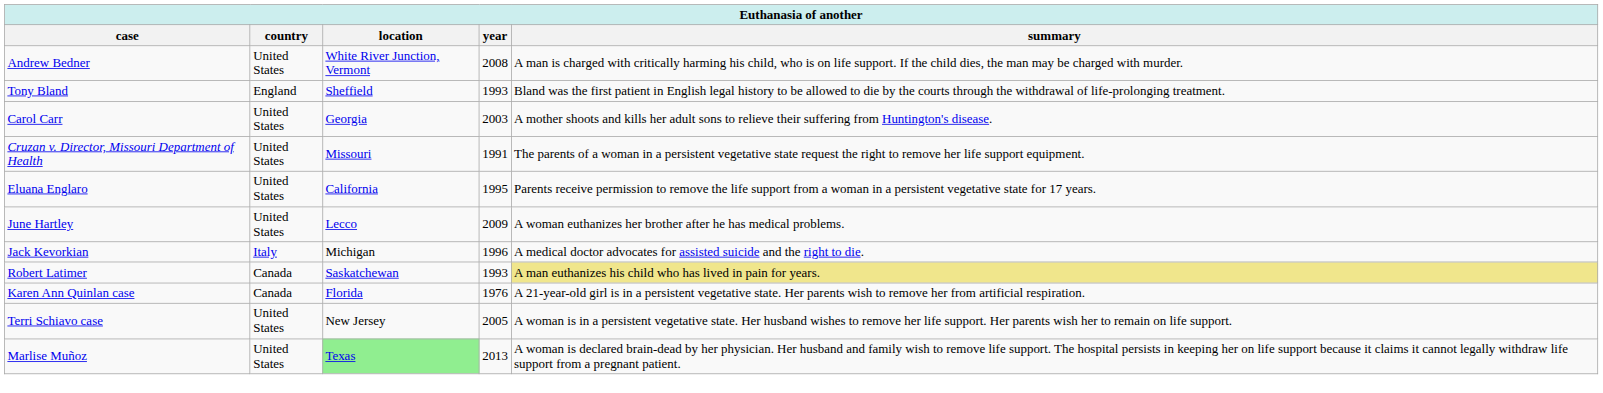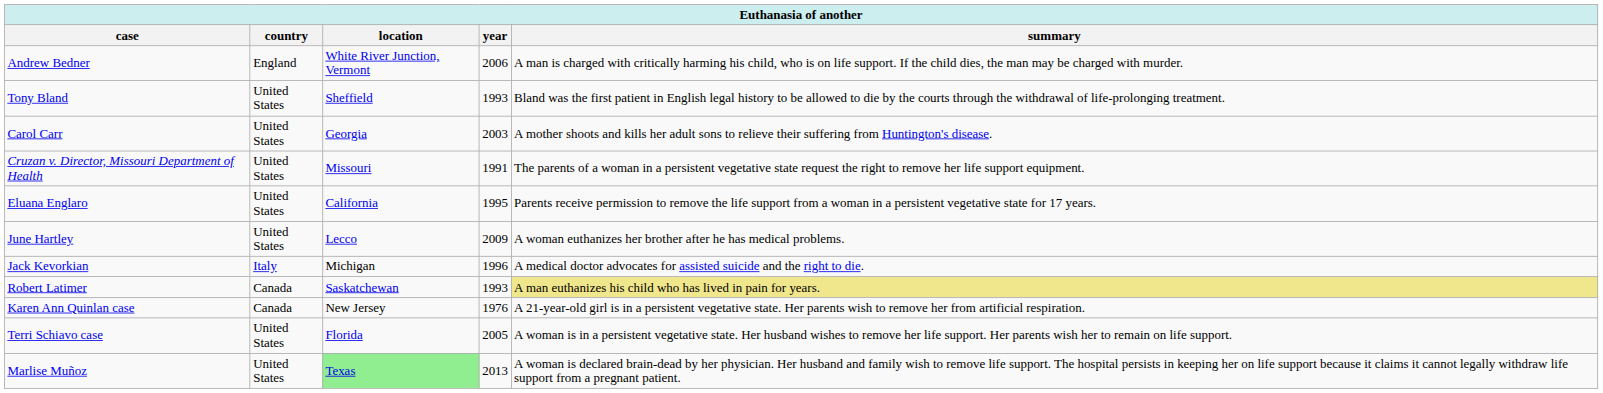(271, 63) United States -> (275, 63) England
(495, 63) 2008 -> (495, 63) 2006
(275, 91) England -> (271, 98) United States
(344, 293) Florida -> (355, 307) New Jersey
(355, 321) New Jersey -> (344, 335) Florida
